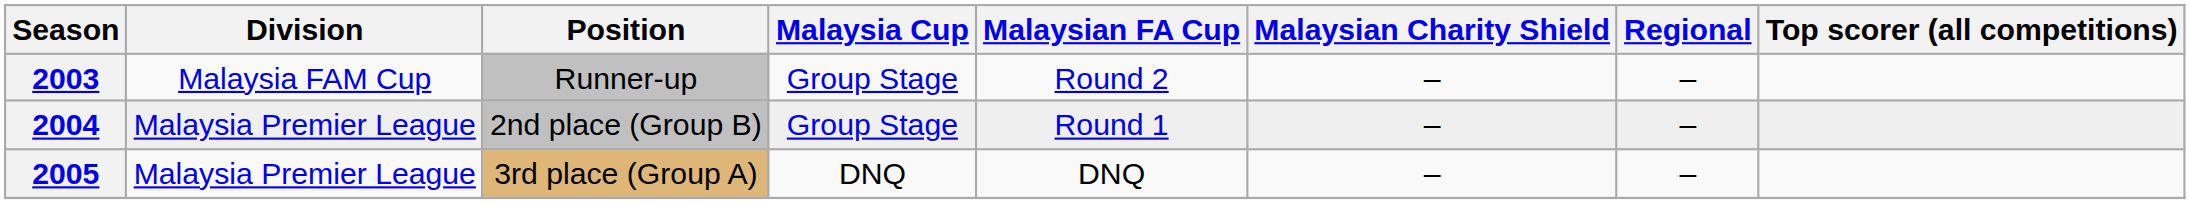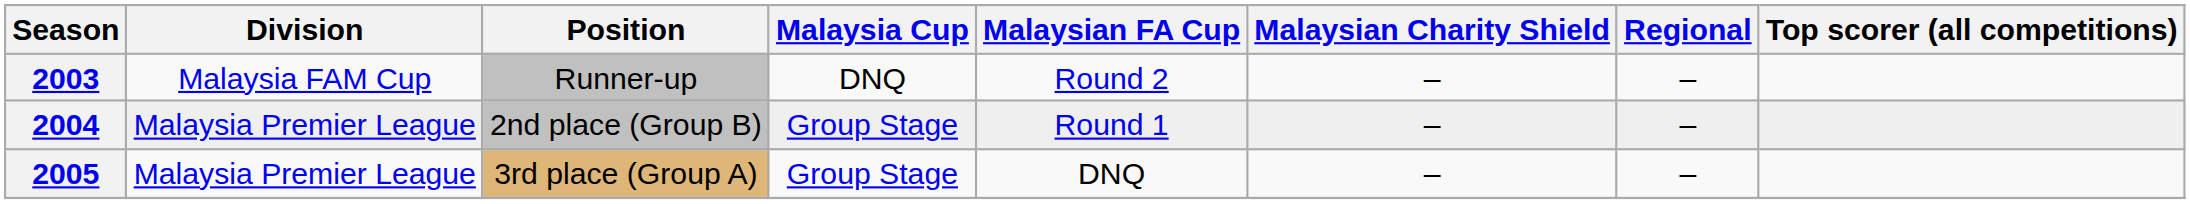(872, 77) Group Stage -> (872, 77) DNQ
(872, 174) DNQ -> (872, 174) Group Stage
